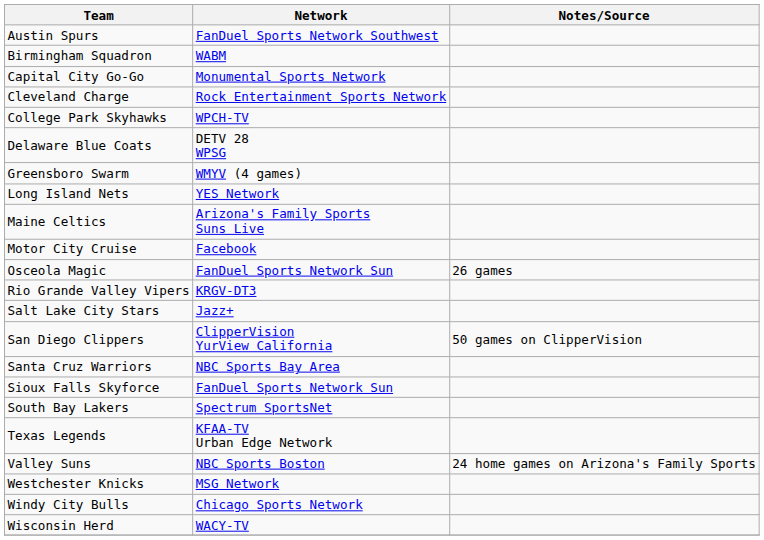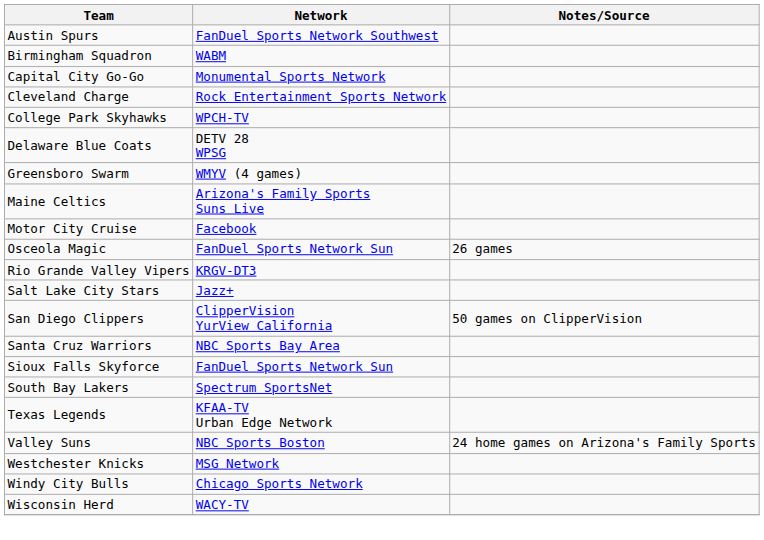- row: (68, 194)
